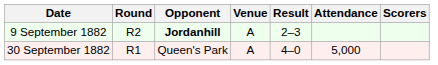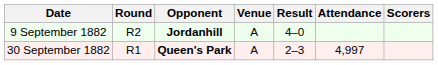(291, 32) 2–3 -> (295, 32) 4–0
(193, 50) normal -> (195, 50) bold
(291, 50) 4–0 -> (295, 50) 2–3
(346, 50) 5,000 -> (350, 50) 4,997
